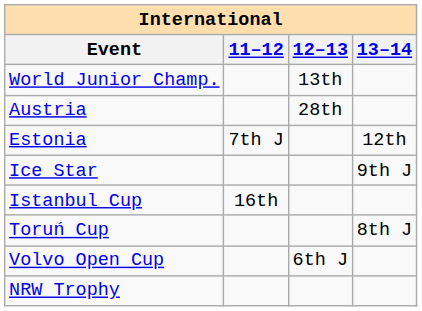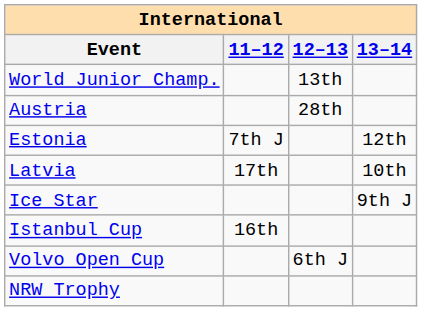+ row: (42, 170)
- row: (59, 230)
